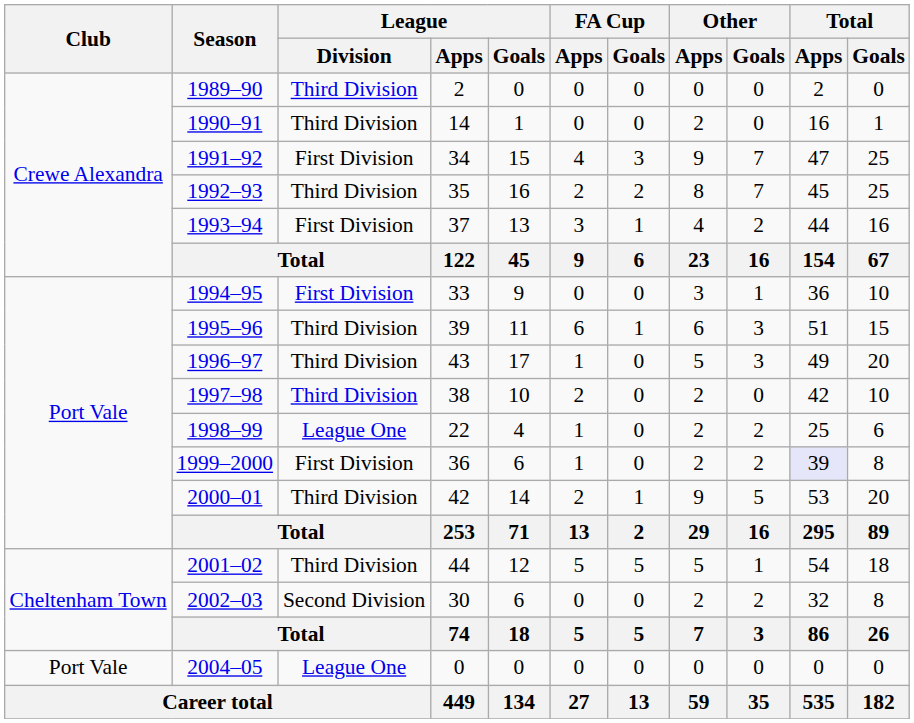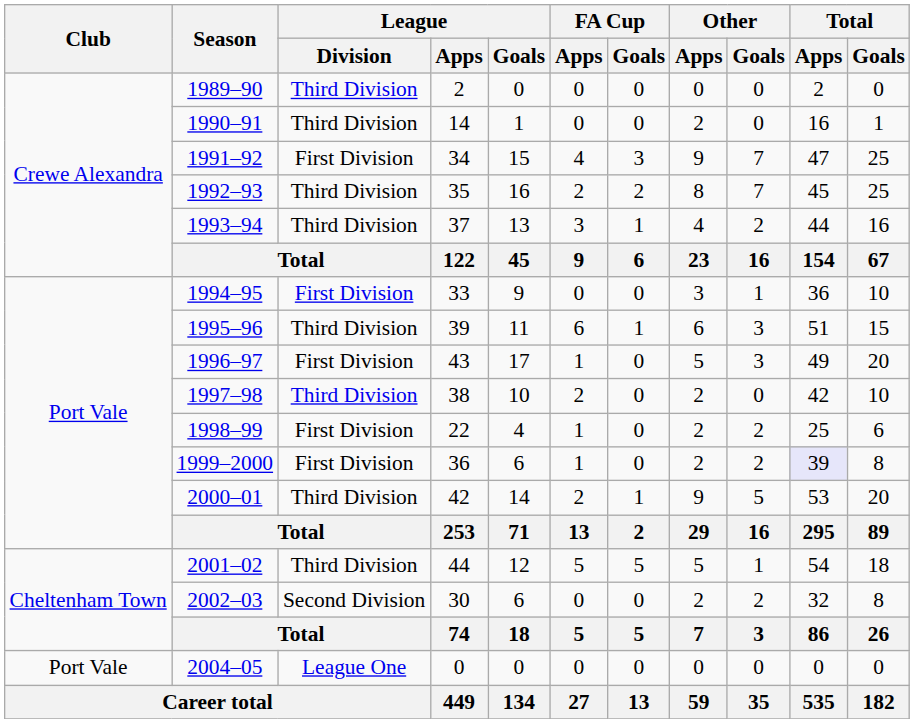(354, 225) First Division -> (354, 225) Third Division
(354, 361) Third Division -> (354, 361) First Division
(354, 429) League One -> (354, 429) First Division
